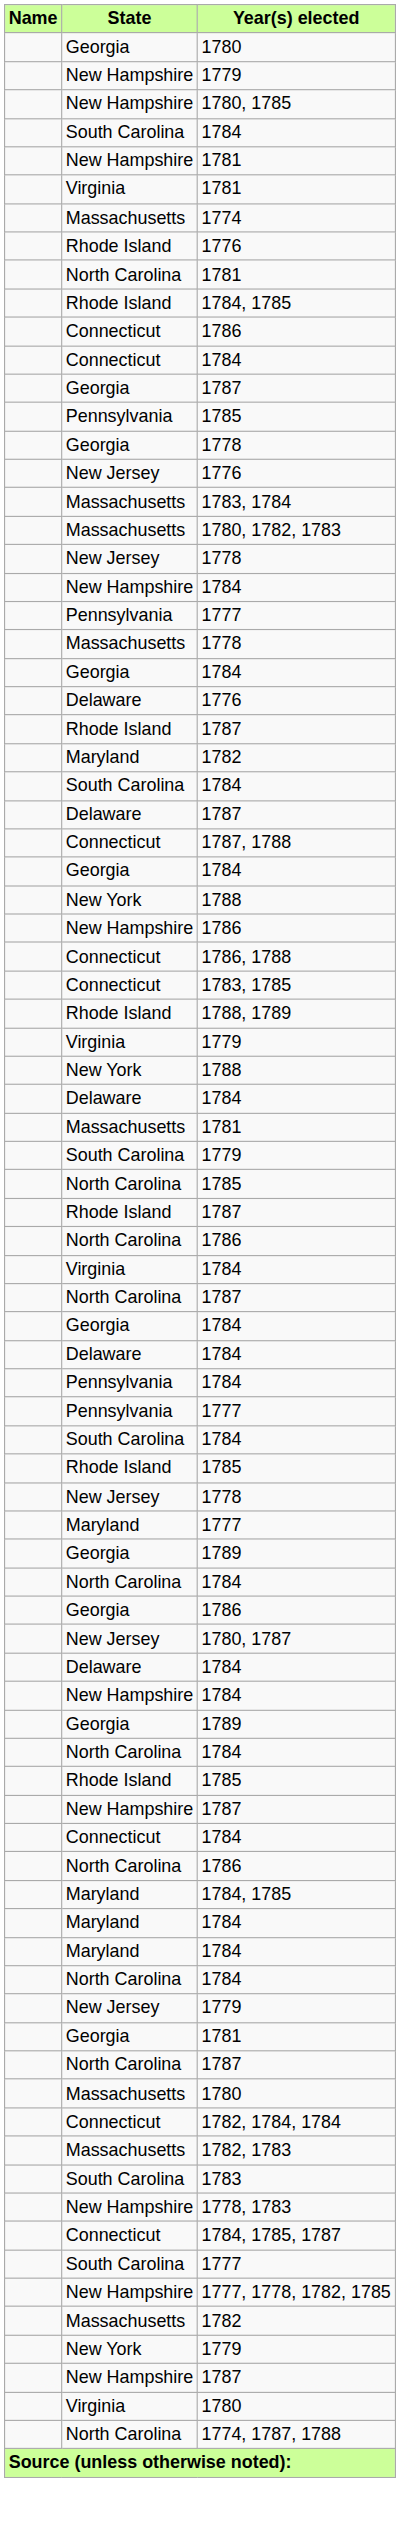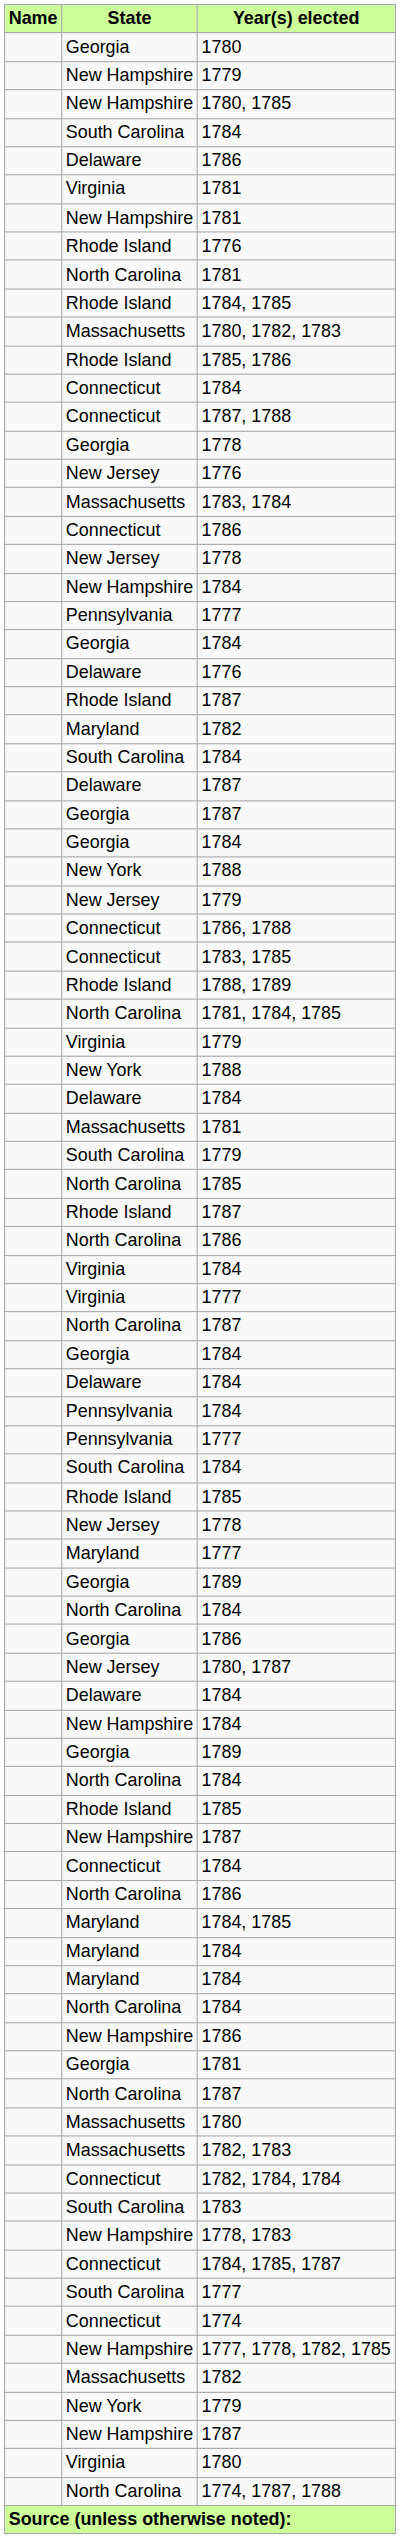+ row: (104, 160)
rows swapped: (129, 160) <-> (95, 189)
- row: (126, 217)
rows swapped: (113, 331) <-> (126, 530)
+ row: (119, 359)
rows swapped: (113, 842) <-> (98, 388)
- row: (119, 416)
- row: (126, 643)
rows swapped: (113, 2008) <-> (129, 928)
+ row: (124, 1013)
+ row: (95, 1297)
rows swapped: (113, 2121) <-> (126, 2150)
+ row: (113, 2320)
